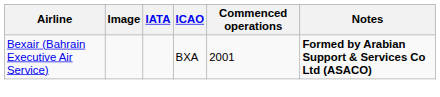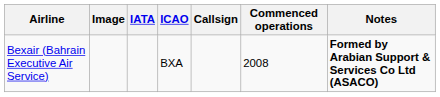+ column: (216, 19)
(222, 57) 2001 -> (256, 63) 2008
